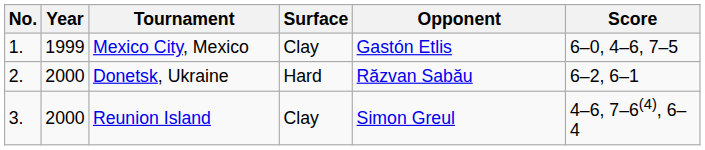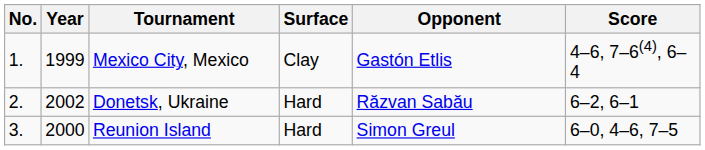(624, 47) 6–0, 4–6, 7–5 -> (628, 59) 4–6, 7–6(4), 6–4
(65, 75) 2000 -> (65, 101) 2002
(301, 117) Clay -> (303, 129) Hard
(628, 117) 4–6, 7–6(4), 6–4 -> (624, 129) 6–0, 4–6, 7–5
